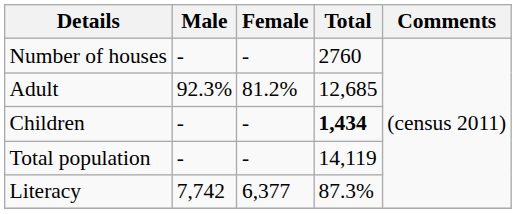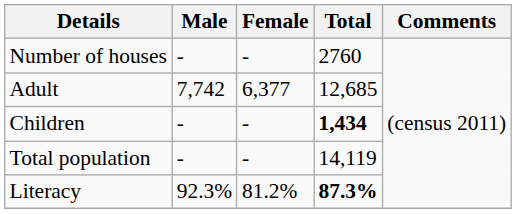(204, 89) 92.3% -> (201, 89) 7,742
(270, 89) 81.2% -> (266, 89) 6,377
(201, 191) 7,742 -> (204, 191) 92.3%
(266, 191) 6,377 -> (270, 191) 81.2%
(346, 191) normal -> (348, 191) bold
